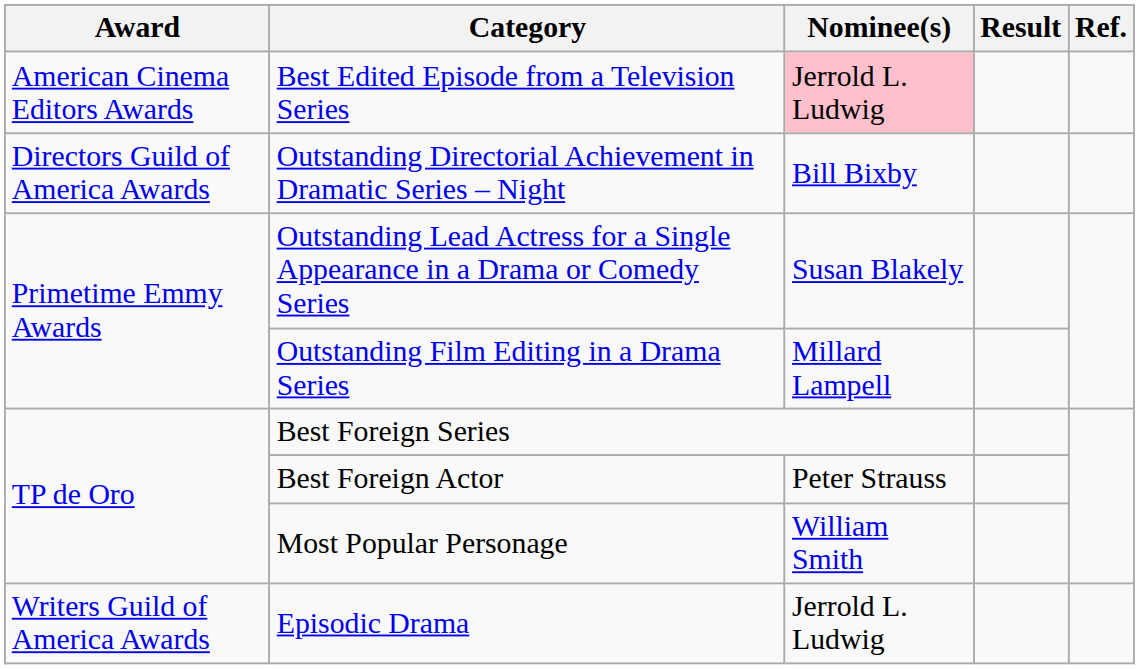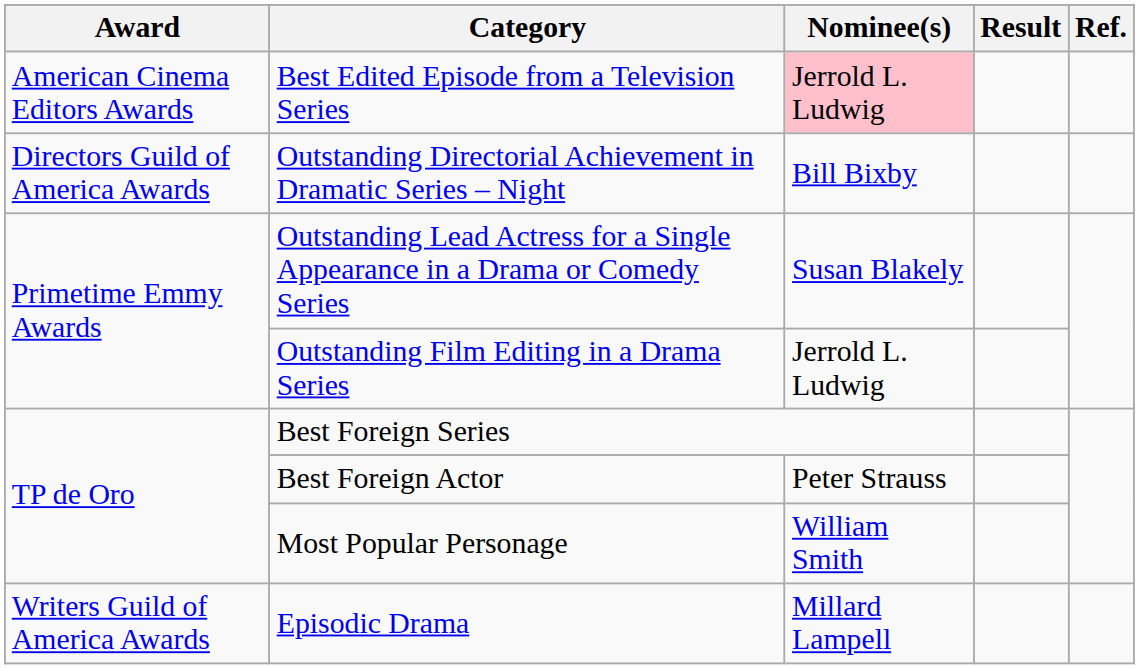(842, 367) Millard Lampell -> (850, 367) Jerrold L. Ludwig
(850, 623) Jerrold L. Ludwig -> (842, 623) Millard Lampell
